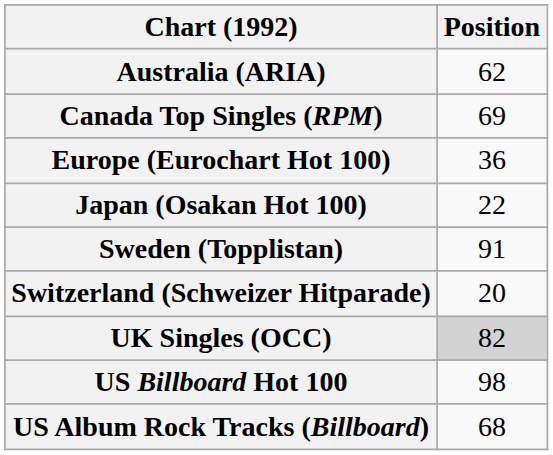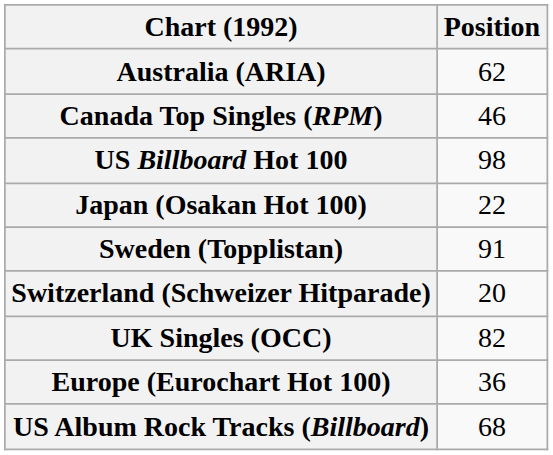(492, 115) 69 -> (492, 115) 46
rows swapped: (221, 159) <-> (221, 381)
(492, 337) lightgrey background -> (492, 337) no background
